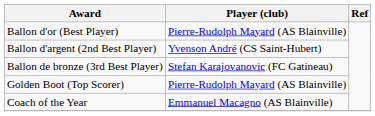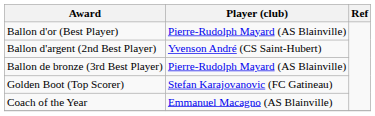(250, 66) Stefan Karajovanovic (FC Gatineau) -> (257, 66) Pierre-Rudolph Mayard (AS Blainville)
(257, 84) Pierre-Rudolph Mayard (AS Blainville) -> (250, 84) Stefan Karajovanovic (FC Gatineau)
